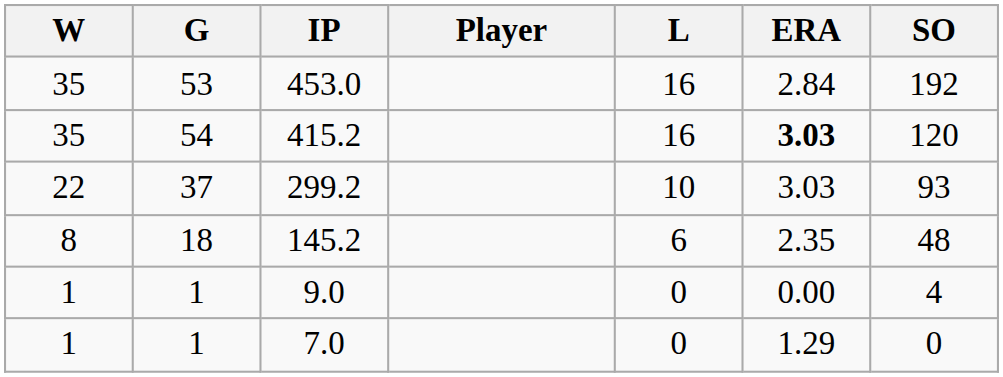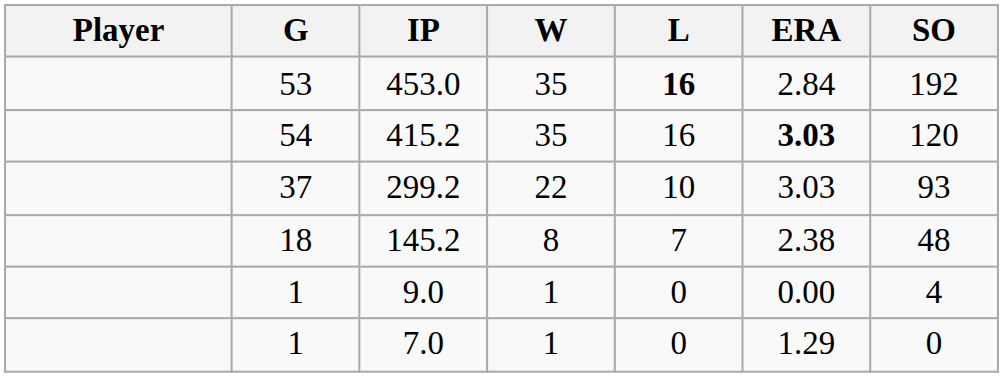columns swapped: (501, 30) <-> (69, 30)
(679, 82) normal -> (679, 82) bold
(679, 239) 6 -> (679, 239) 7
(806, 239) 2.35 -> (806, 239) 2.38
